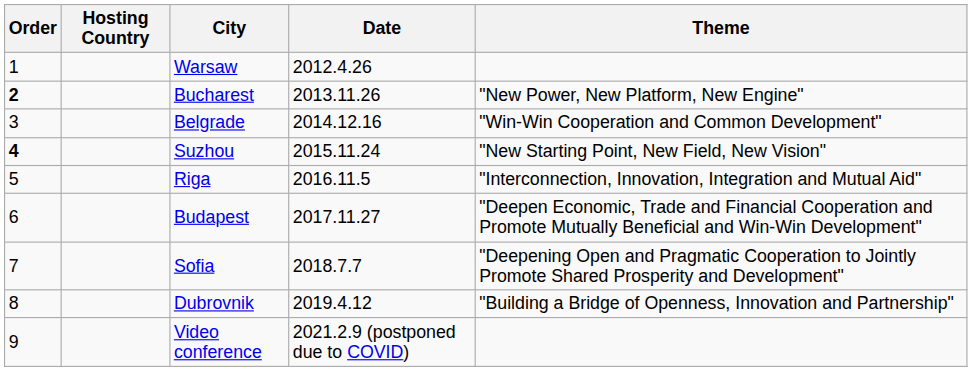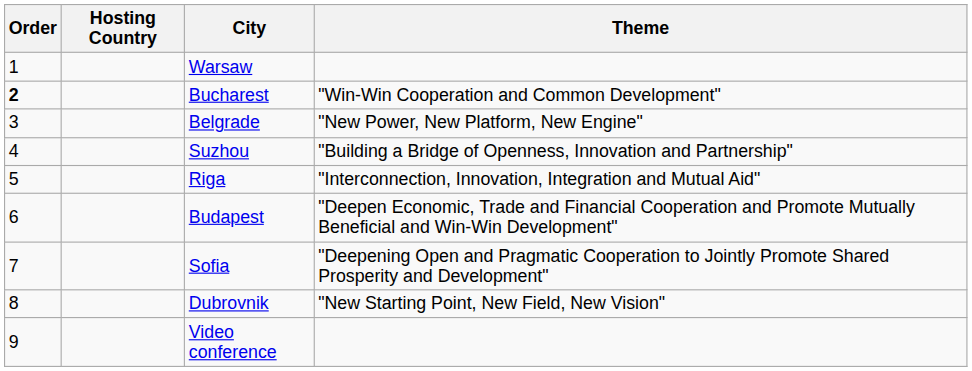- column: (382, 28)
(641, 94) "New Power, New Platform, New Engine" -> (519, 94) "Win-Win Cooperation and Common Development"
(680, 123) "Win-Win Cooperation and Common Development" -> (480, 123) "New Power, New Platform, New Engine"
(14, 151) bold -> (14, 151) normal
(653, 151) "New Starting Point, New Field, New Vision" -> (556, 151) "Building a Bridge of Openness, Innovation and Partnership"
(716, 303) "Building a Bridge of Openness, Innovation and Partnership" -> (492, 303) "New Starting Point, New Field, New Vision"
